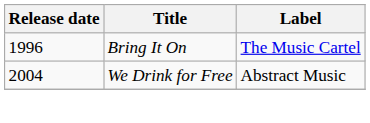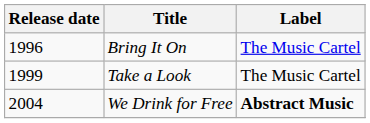+ row: (149, 75)
(293, 75) normal -> (297, 103) bold
